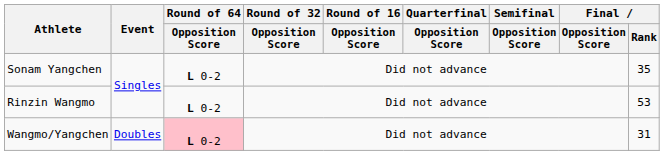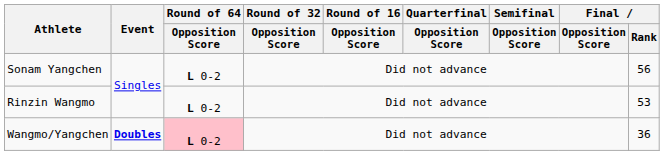(644, 69) 35 -> (644, 69) 56
(138, 134) normal -> (138, 134) bold
(644, 134) 31 -> (644, 134) 36
